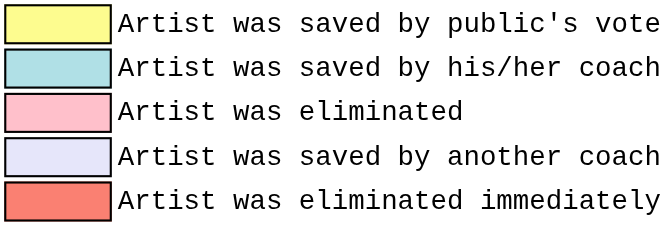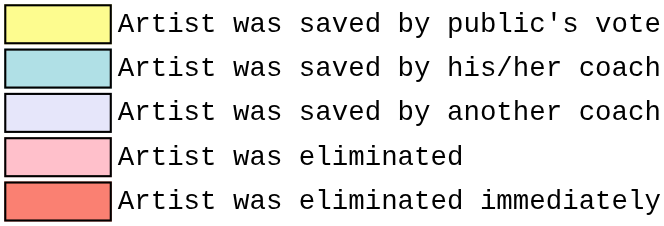rows swapped: (389, 157) <-> (291, 113)
